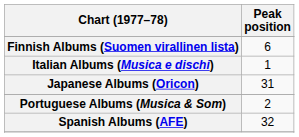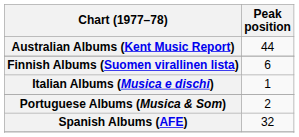+ row: (123, 46)
- row: (123, 84)
